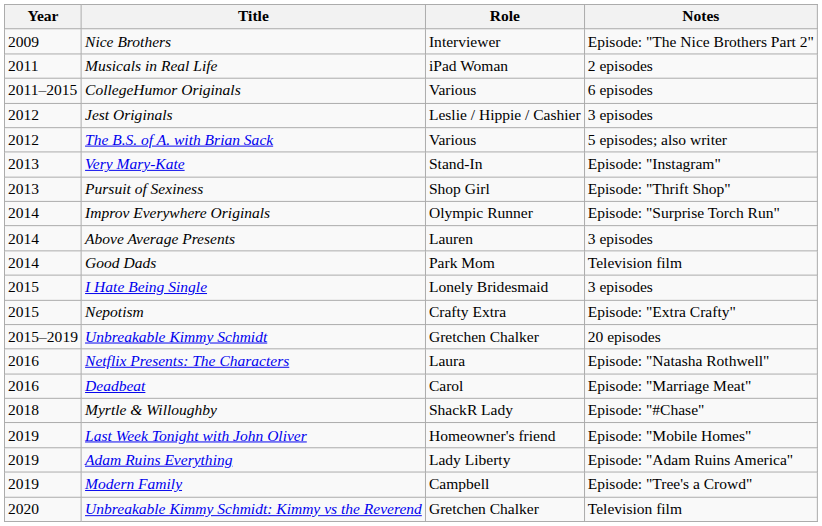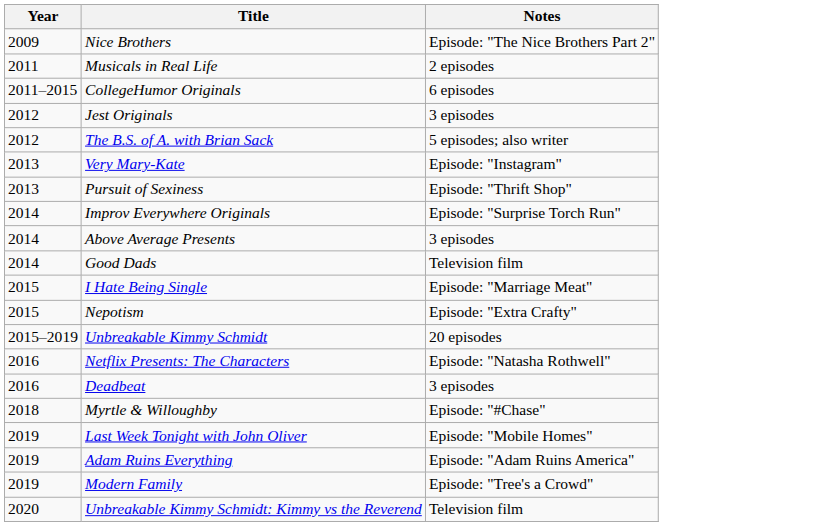- column: (505, 16)
(620, 287) 3 episodes -> (511, 287) Episode: "Marriage Meat"
(670, 386) Episode: "Marriage Meat" -> (461, 386) 3 episodes
